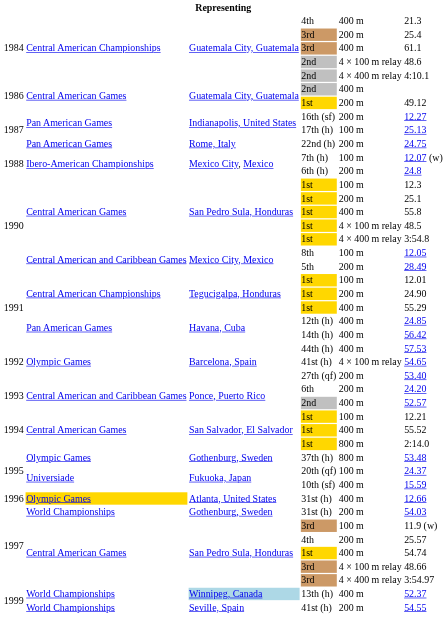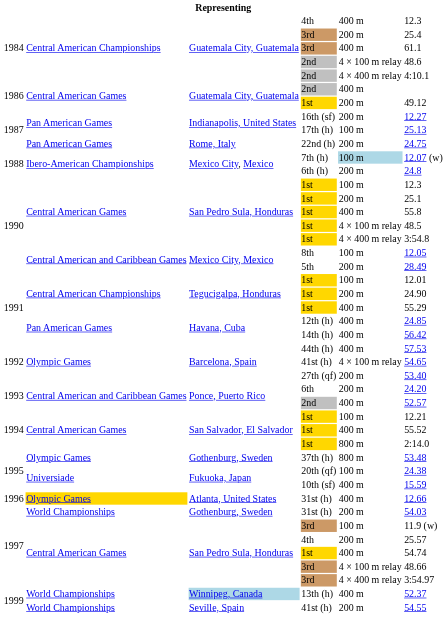(413, 21) 21.3 -> (413, 21) 12.3
(351, 157) no background -> (351, 157) lightblue background
(415, 471) 24.37 -> (415, 471) 24.38
